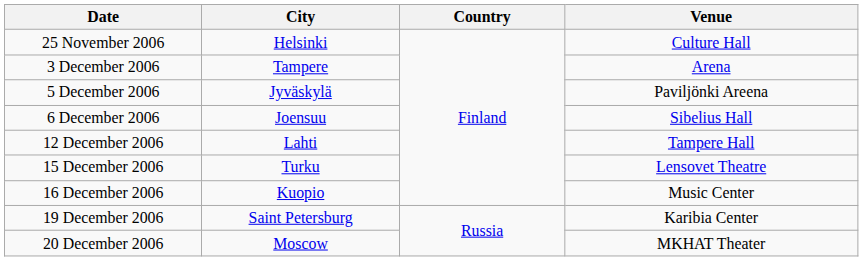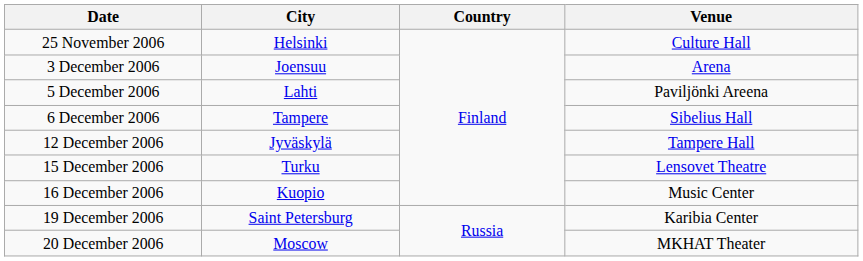(301, 67) Tampere -> (301, 67) Joensuu
(301, 92) Jyväskylä -> (301, 92) Lahti
(301, 117) Joensuu -> (301, 117) Tampere
(301, 142) Lahti -> (301, 142) Jyväskylä
